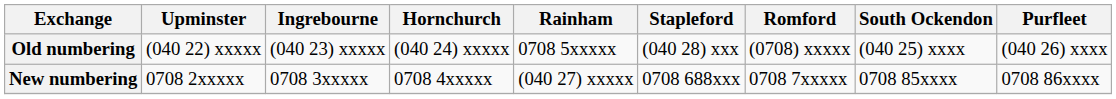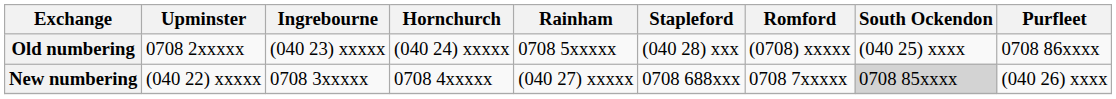(204, 49) (040 22) xxxxx -> (195, 49) 0708 2xxxxx
(1054, 49) (040 26) xxxx -> (1051, 49) 0708 86xxxx
(195, 78) 0708 2xxxxx -> (204, 78) (040 22) xxxxx
(908, 78) no background -> (908, 78) lightgrey background
(1051, 78) 0708 86xxxx -> (1054, 78) (040 26) xxxx
